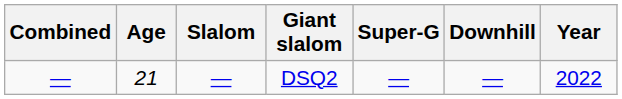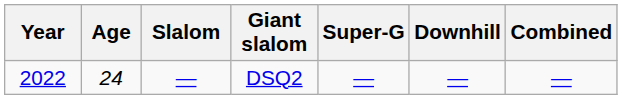columns swapped: (579, 32) <-> (60, 32)
(146, 77) 21 -> (111, 77) 24
